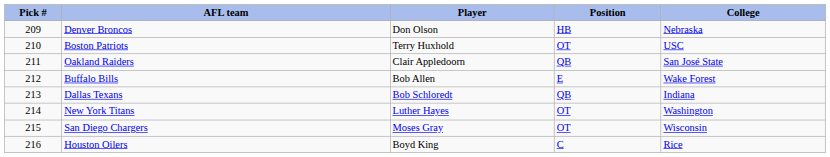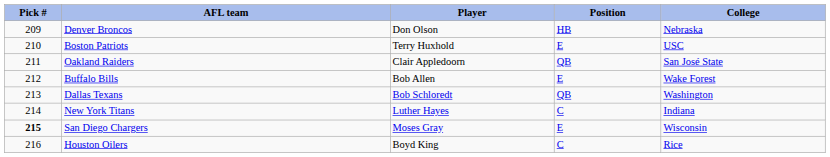(564, 45) OT -> (560, 45) E
(679, 95) Indiana -> (688, 95) Washington
(564, 111) OT -> (560, 111) C
(688, 111) Washington -> (679, 111) Indiana
(33, 128) normal -> (33, 128) bold
(564, 128) OT -> (560, 128) E
